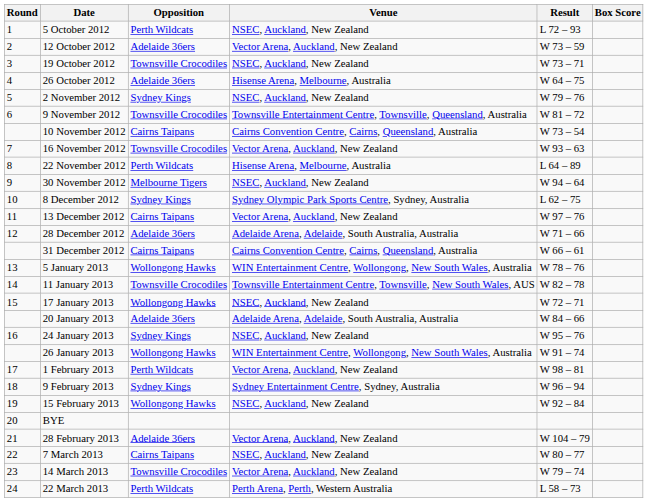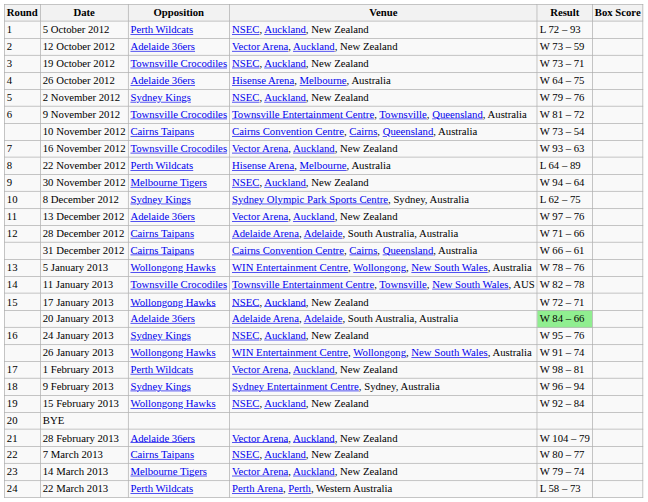(162, 217) Cairns Taipans -> (163, 217) Adelaide 36ers
(163, 234) Adelaide 36ers -> (162, 234) Cairns Taipans
(562, 319) no background -> (562, 319) lightgreen background
(179, 472) Townsville Crocodiles -> (169, 472) Melbourne Tigers
